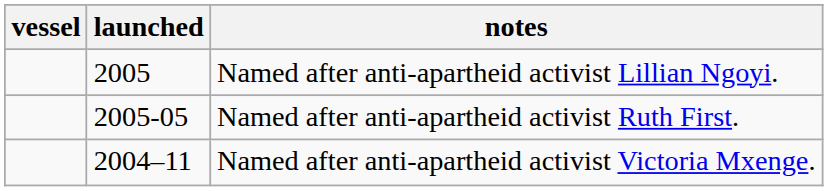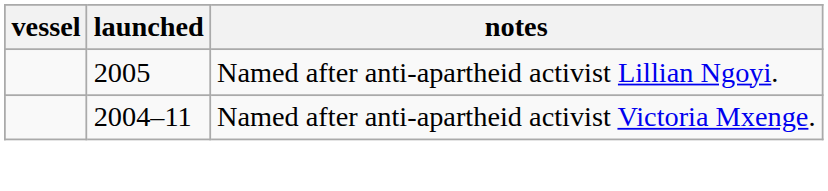- row: (478, 116)
